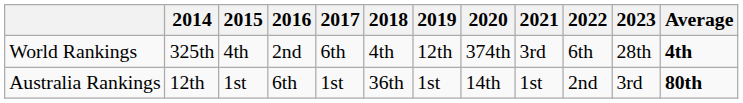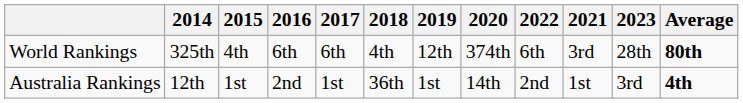columns swapped: (539, 20) <-> (588, 20)
(287, 51) 2nd -> (285, 51) 6th
(679, 51) 4th -> (683, 51) 80th
(285, 82) 6th -> (287, 82) 2nd
(683, 82) 80th -> (679, 82) 4th
